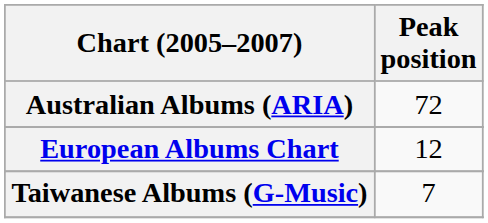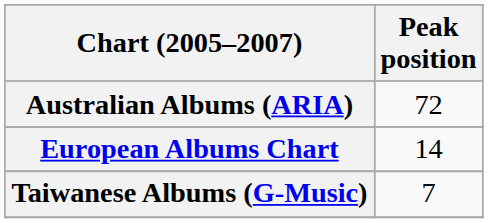(429, 148) 12 -> (429, 148) 14
